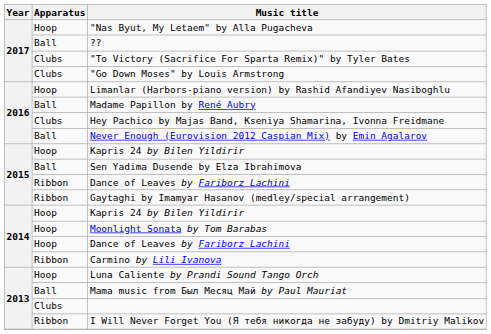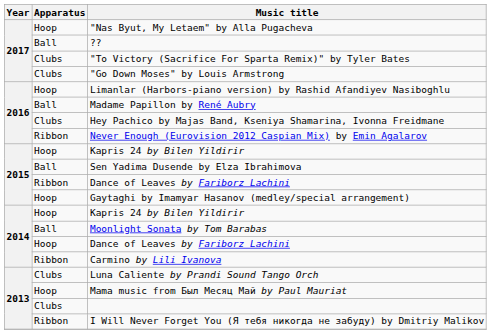(45, 136) Ball -> (51, 136) Ribbon
(51, 198) Ribbon -> (45, 198) Hoop
(45, 229) Hoop -> (45, 229) Ball
(45, 275) Hoop -> (48, 275) Clubs
(45, 291) Ball -> (45, 291) Hoop
